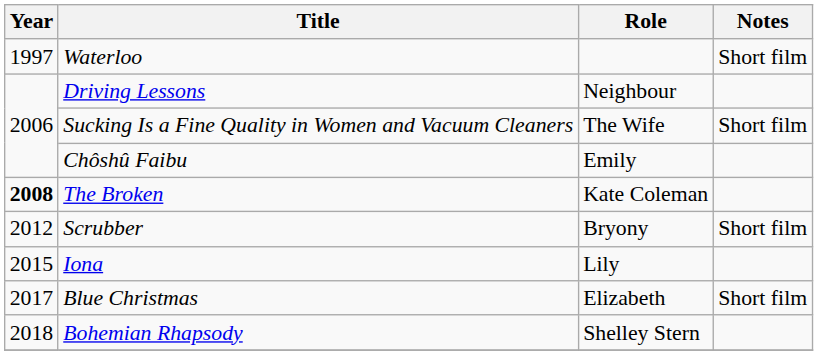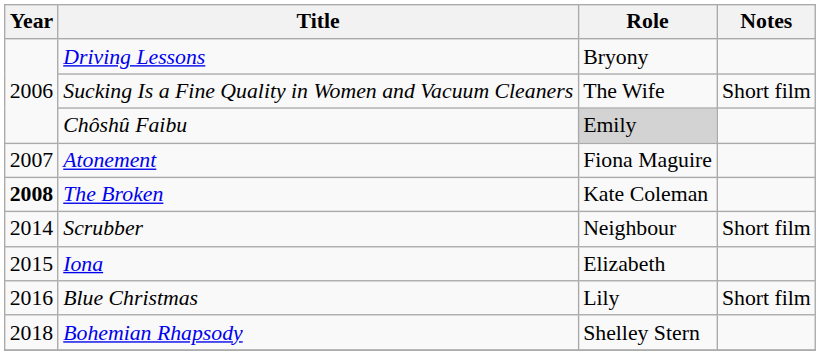- row: (103, 56)
(630, 90) Neighbour -> (616, 56) Bryony
(610, 159) no background -> (610, 125) lightgrey background
+ row: (110, 159)
(31, 228) 2012 -> (31, 228) 2014
(616, 228) Bryony -> (630, 228) Neighbour
(601, 263) Lily -> (624, 263) Elizabeth
(31, 297) 2017 -> (31, 297) 2016
(624, 297) Elizabeth -> (601, 297) Lily
